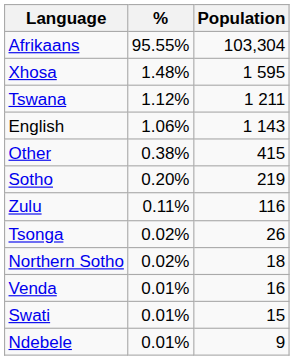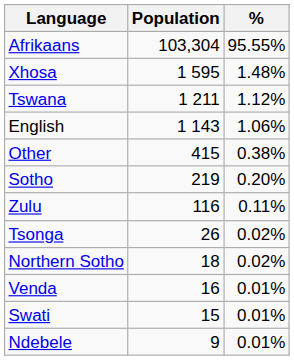columns swapped: (241, 18) <-> (161, 18)
